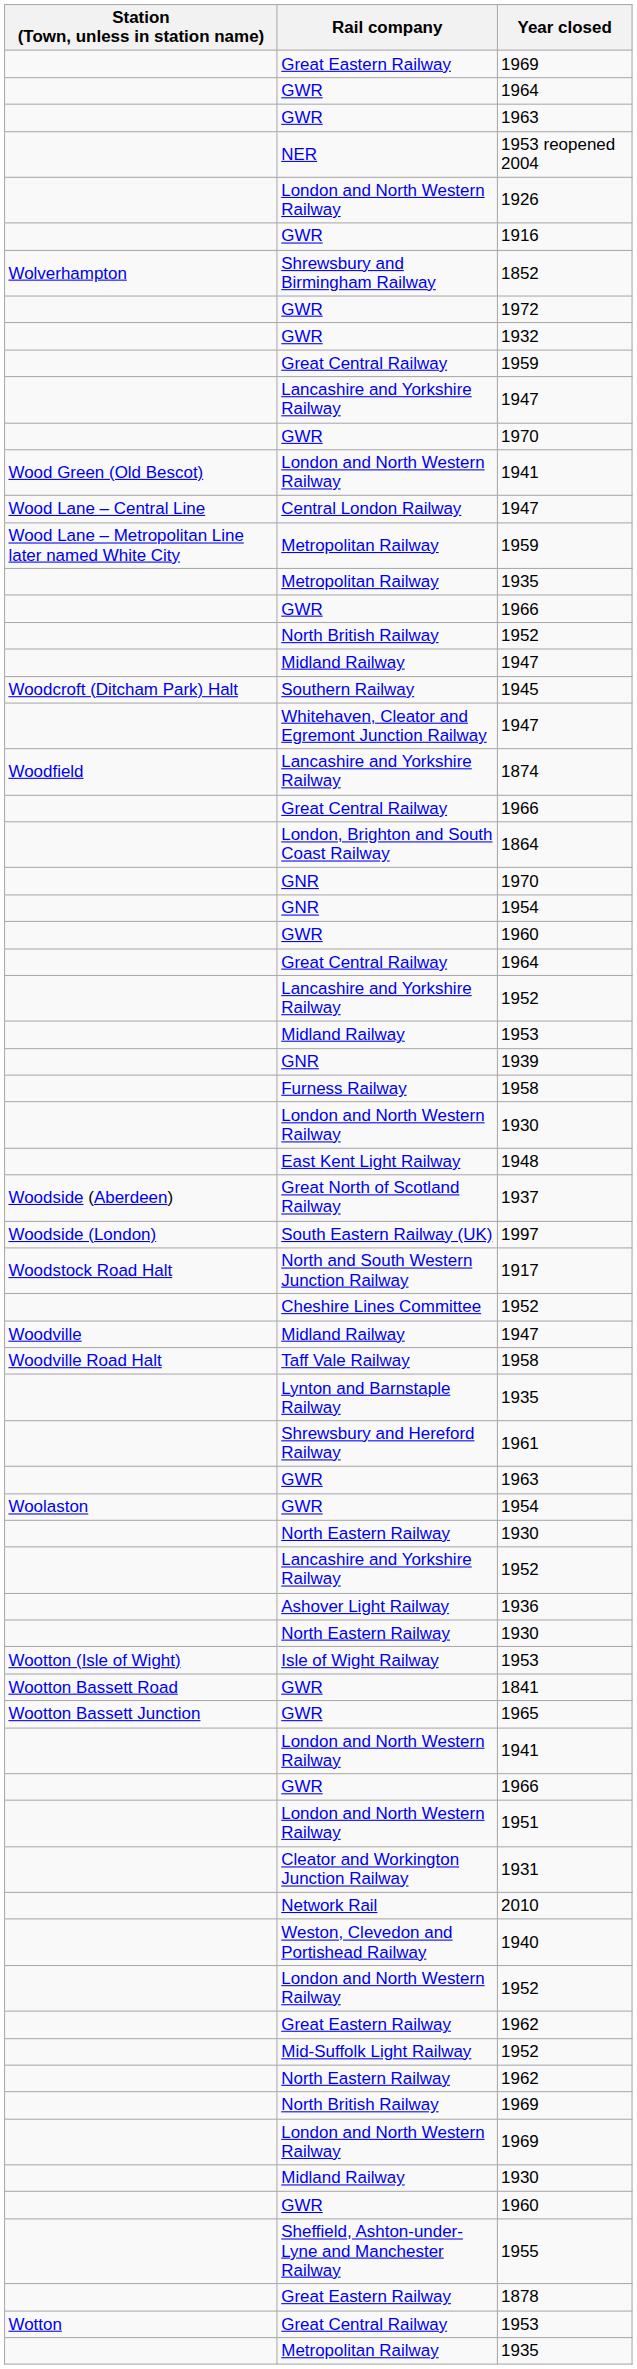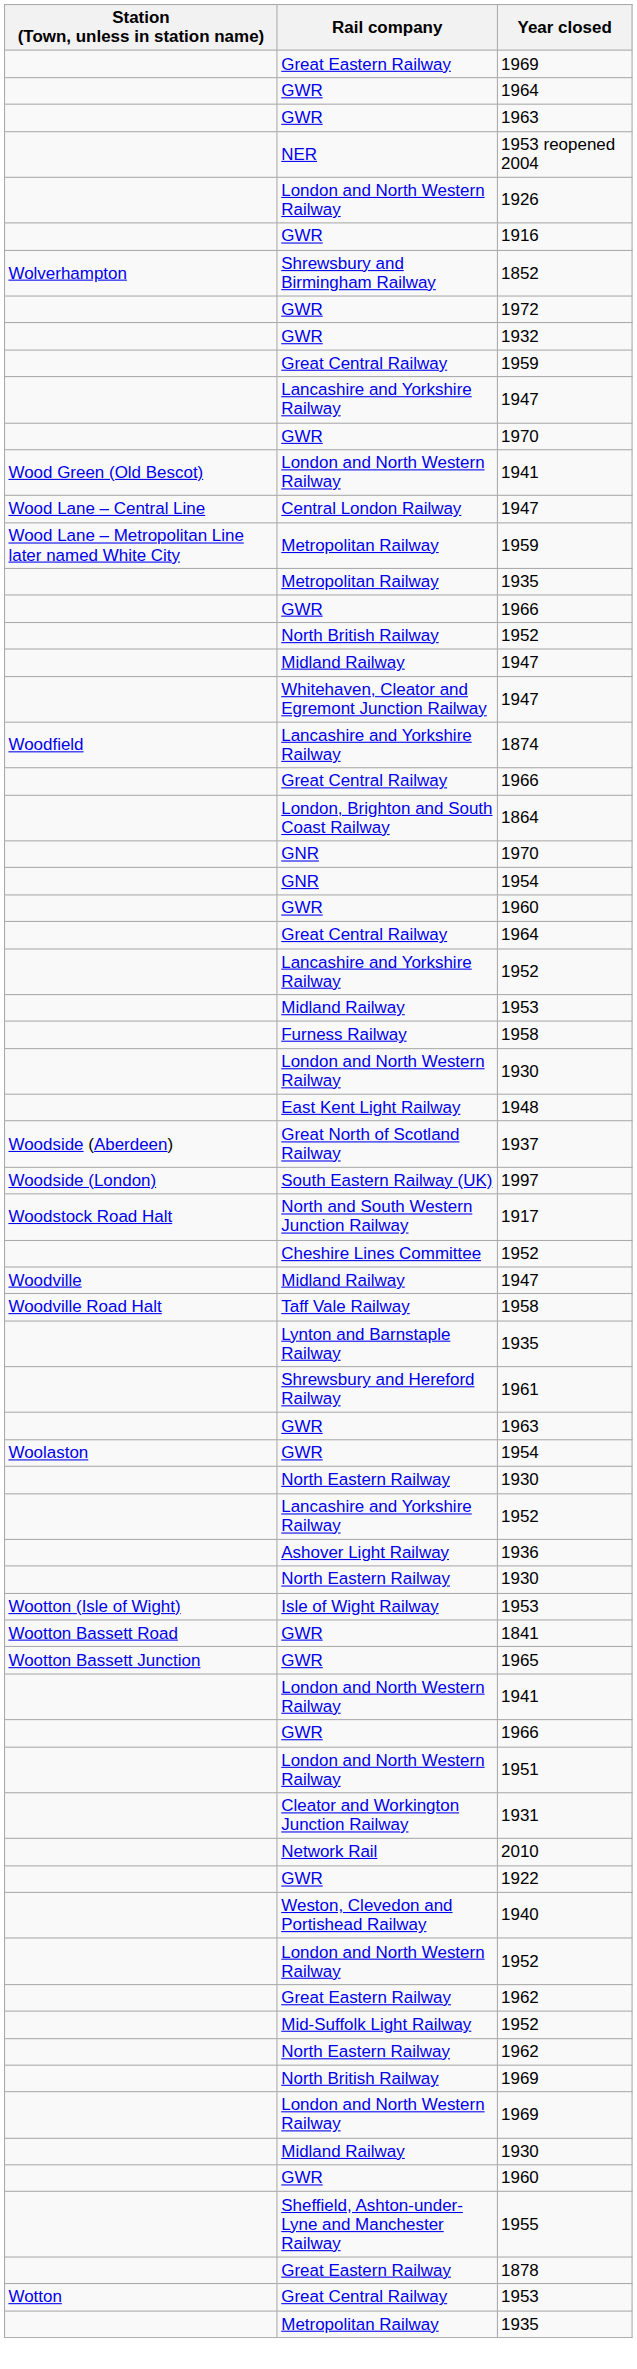- row: (348, 689)
- row: (300, 1061)
+ row: (302, 1878)
